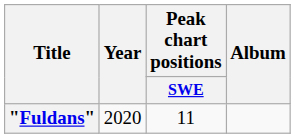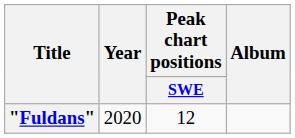(186, 118) 11 -> (186, 118) 12
